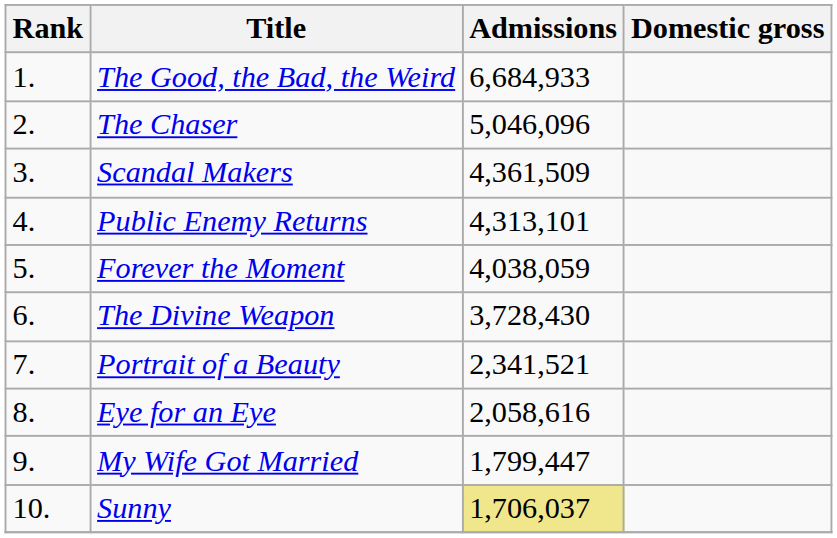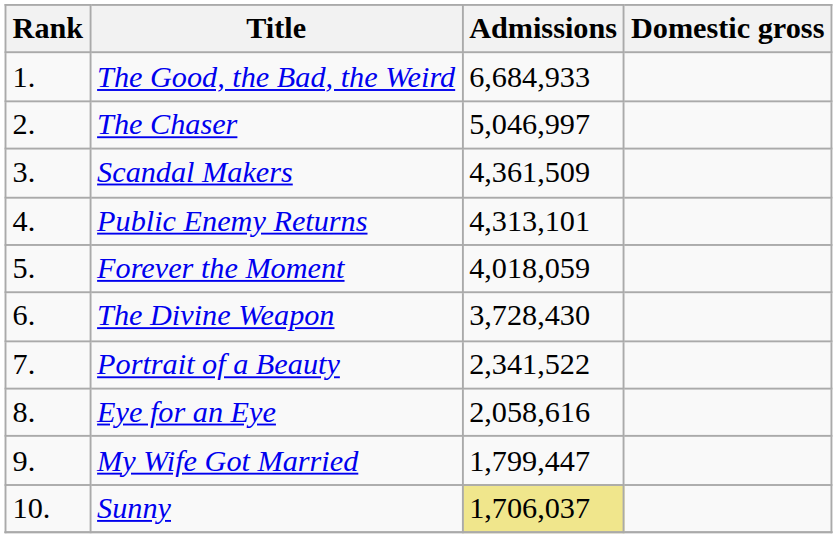(530, 124) 5,046,096 -> (530, 124) 5,046,997
(530, 268) 4,038,059 -> (530, 268) 4,018,059
(530, 364) 2,341,521 -> (530, 364) 2,341,522
